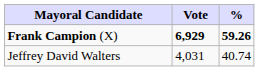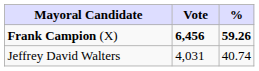(190, 35) 6,929 -> (190, 35) 6,456
